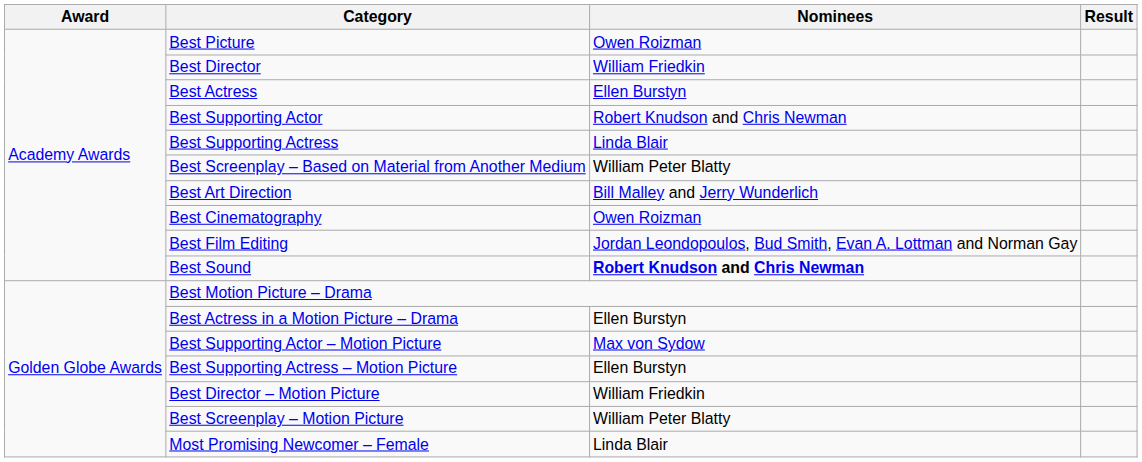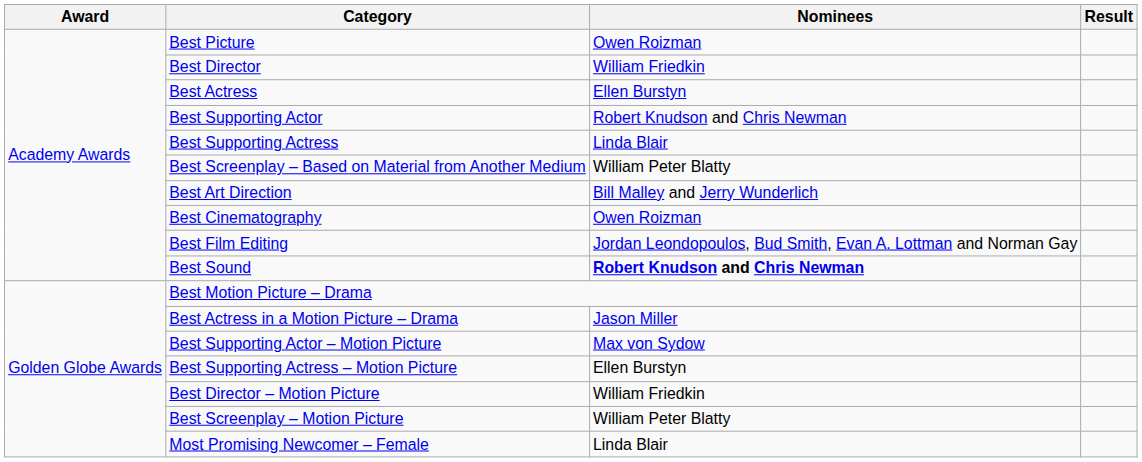(640, 318) Ellen Burstyn -> (635, 318) Jason Miller
